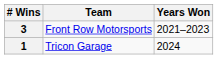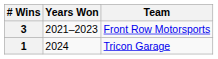columns swapped: (99, 13) <-> (183, 13)
